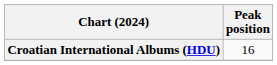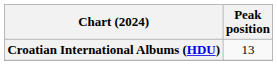(248, 49) 16 -> (248, 49) 13
